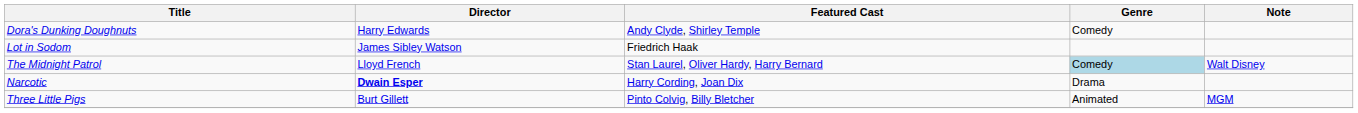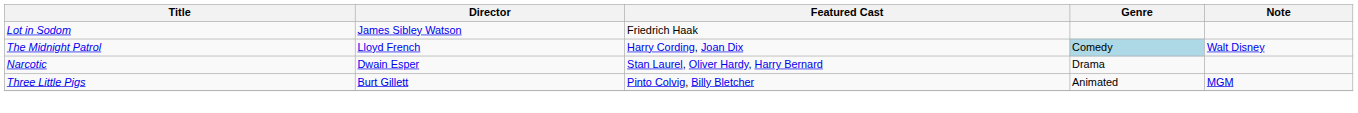- row: (72, 30)
(725, 64) Stan Laurel, Oliver Hardy, Harry Bernard -> (685, 47) Harry Cording, Joan Dix
(390, 82) bold -> (388, 64) normal
(685, 82) Harry Cording, Joan Dix -> (725, 64) Stan Laurel, Oliver Hardy, Harry Bernard
